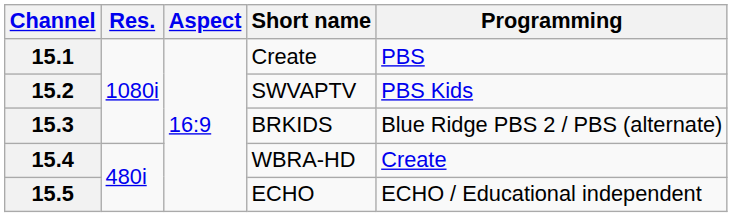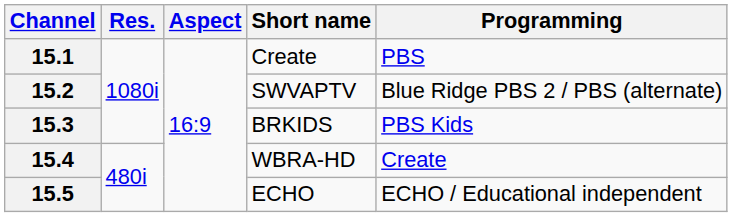(427, 90) PBS Kids -> (552, 90) Blue Ridge PBS 2 / PBS (alternate)
(552, 125) Blue Ridge PBS 2 / PBS (alternate) -> (427, 125) PBS Kids
